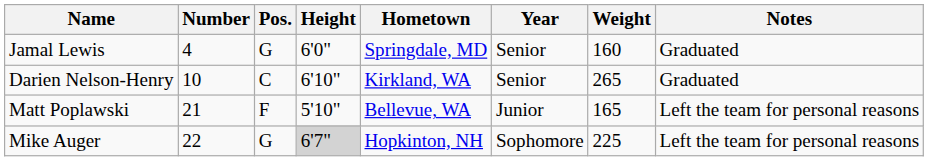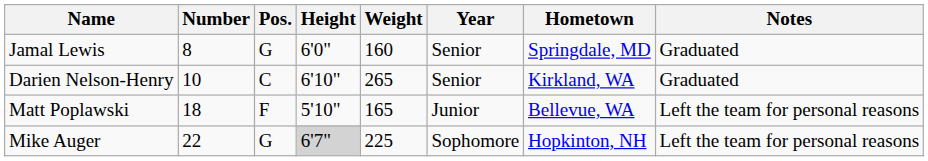columns swapped: (622, 19) <-> (426, 19)
(187, 49) 4 -> (187, 49) 8
(192, 110) 21 -> (192, 110) 18
